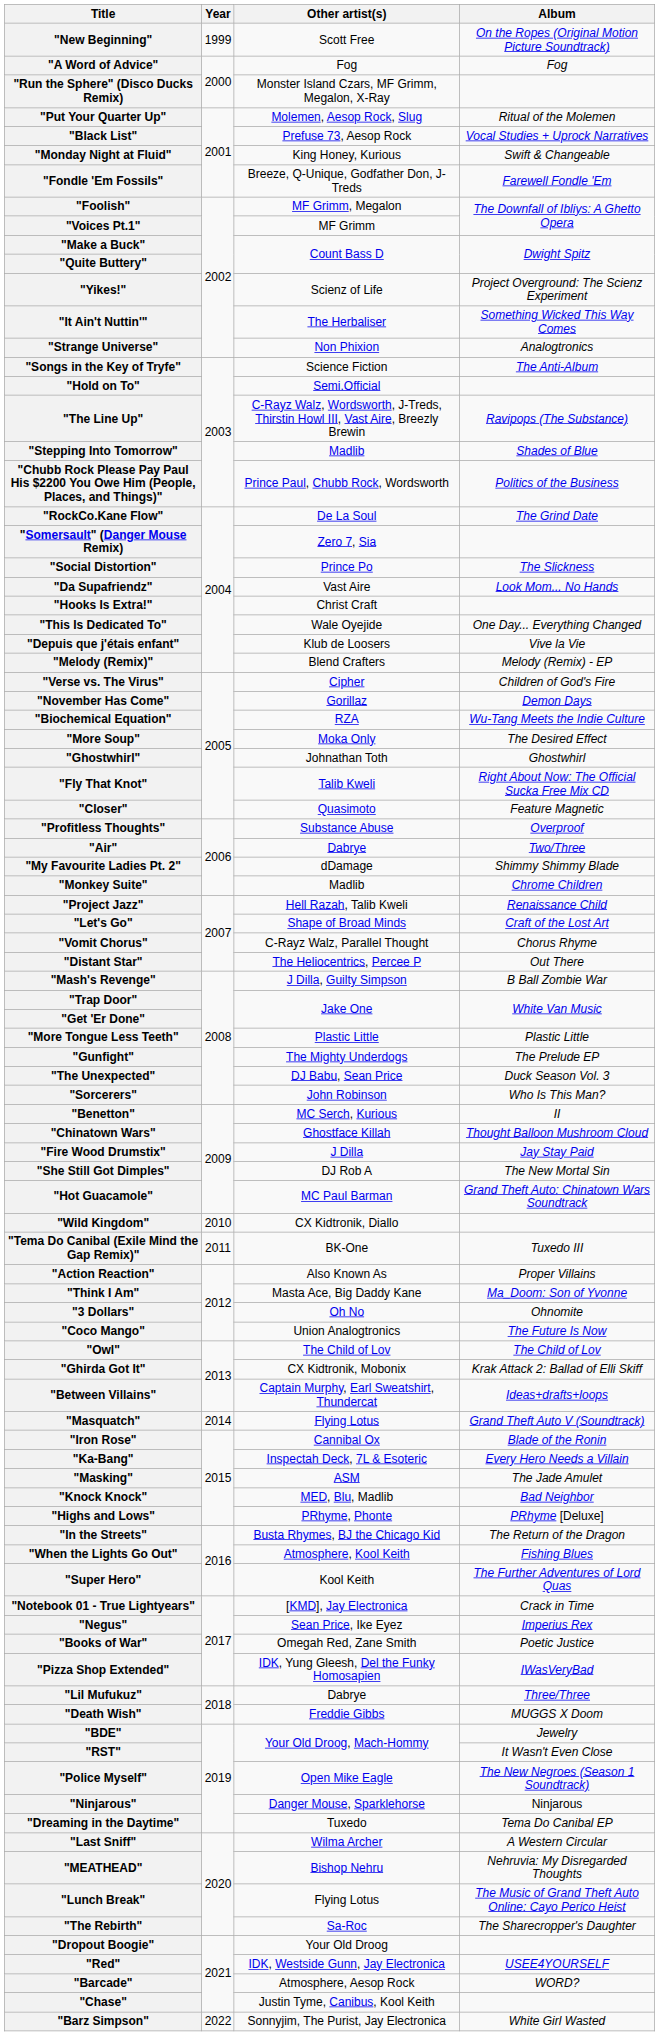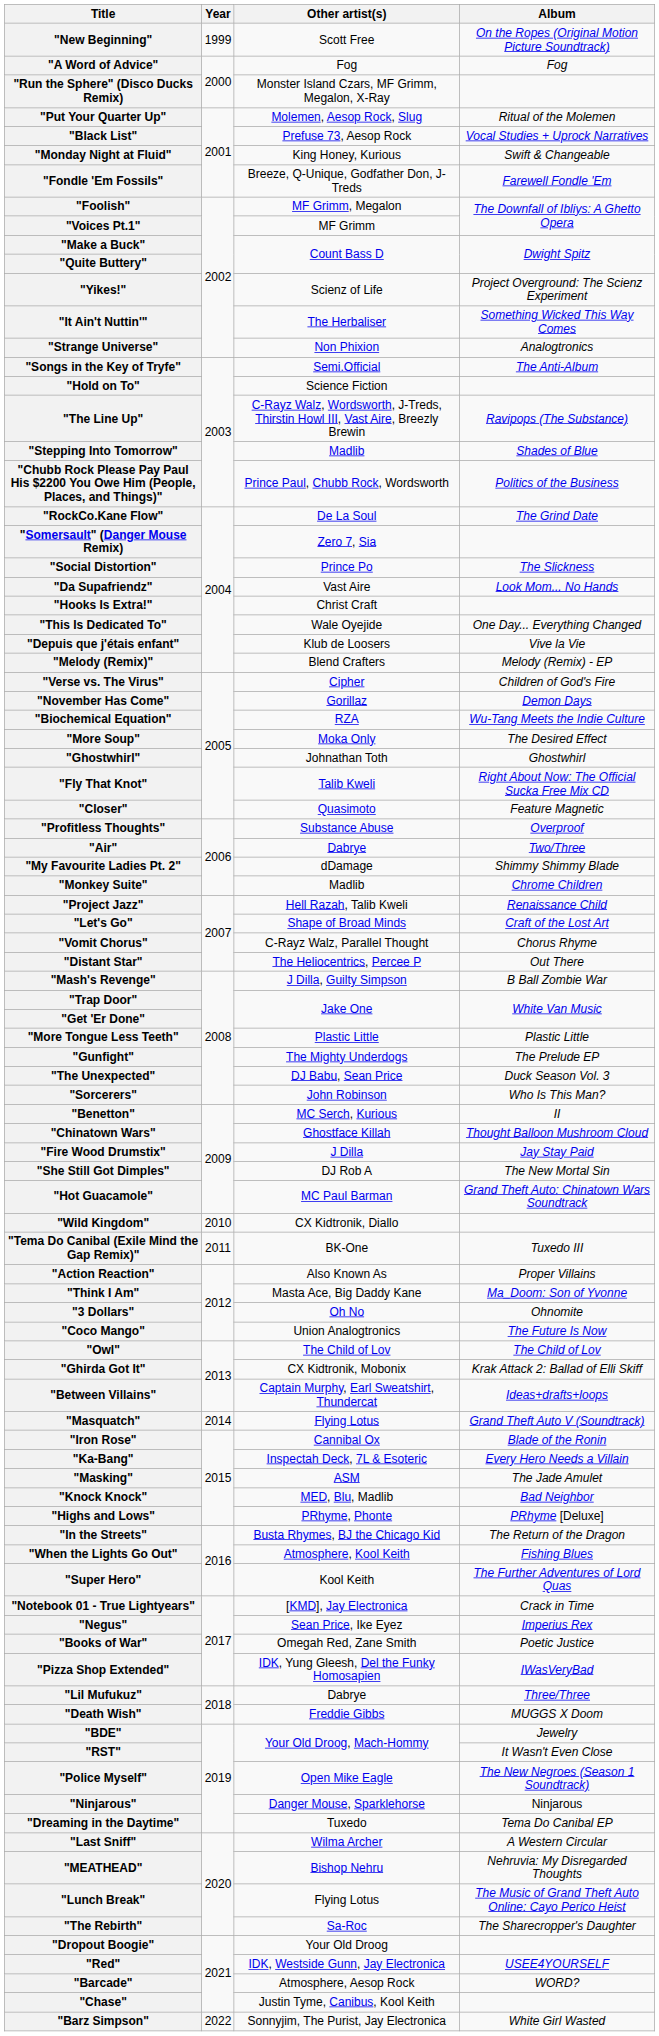(347, 366) Science Fiction -> (347, 366) Semi.Official
(347, 386) Semi.Official -> (347, 386) Science Fiction
